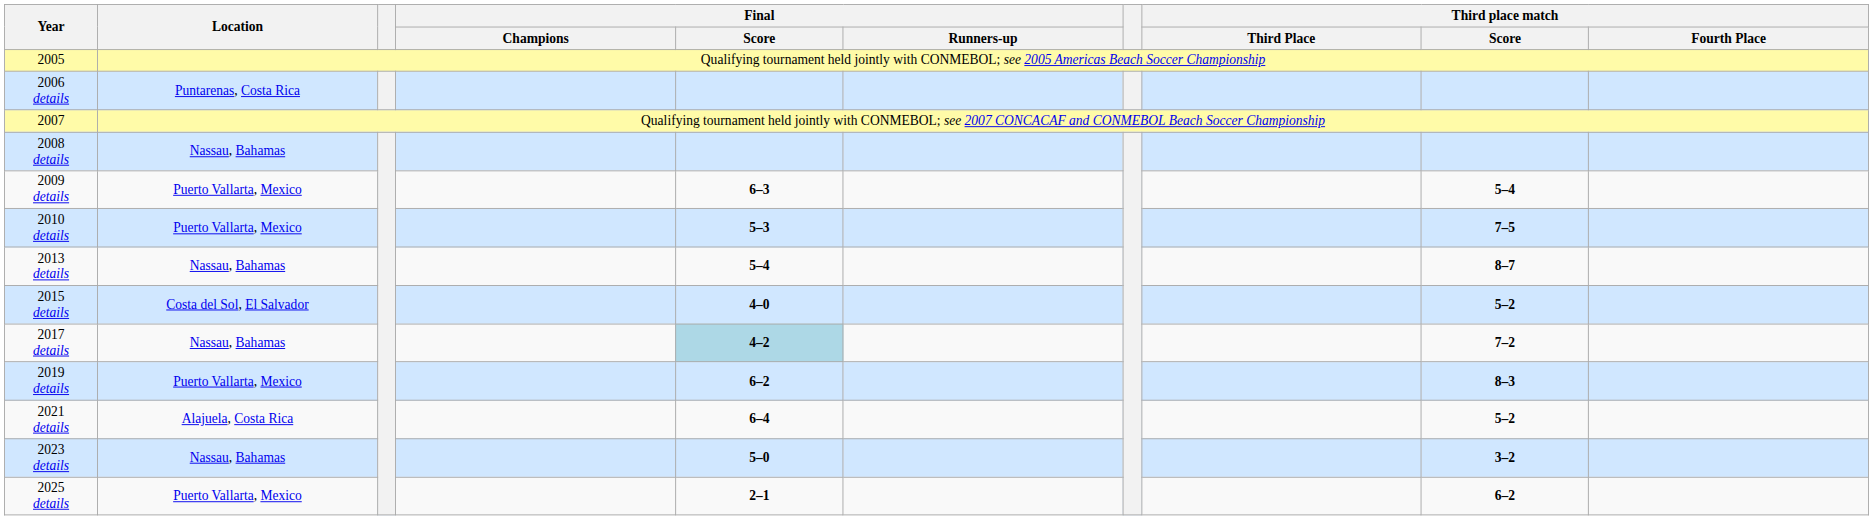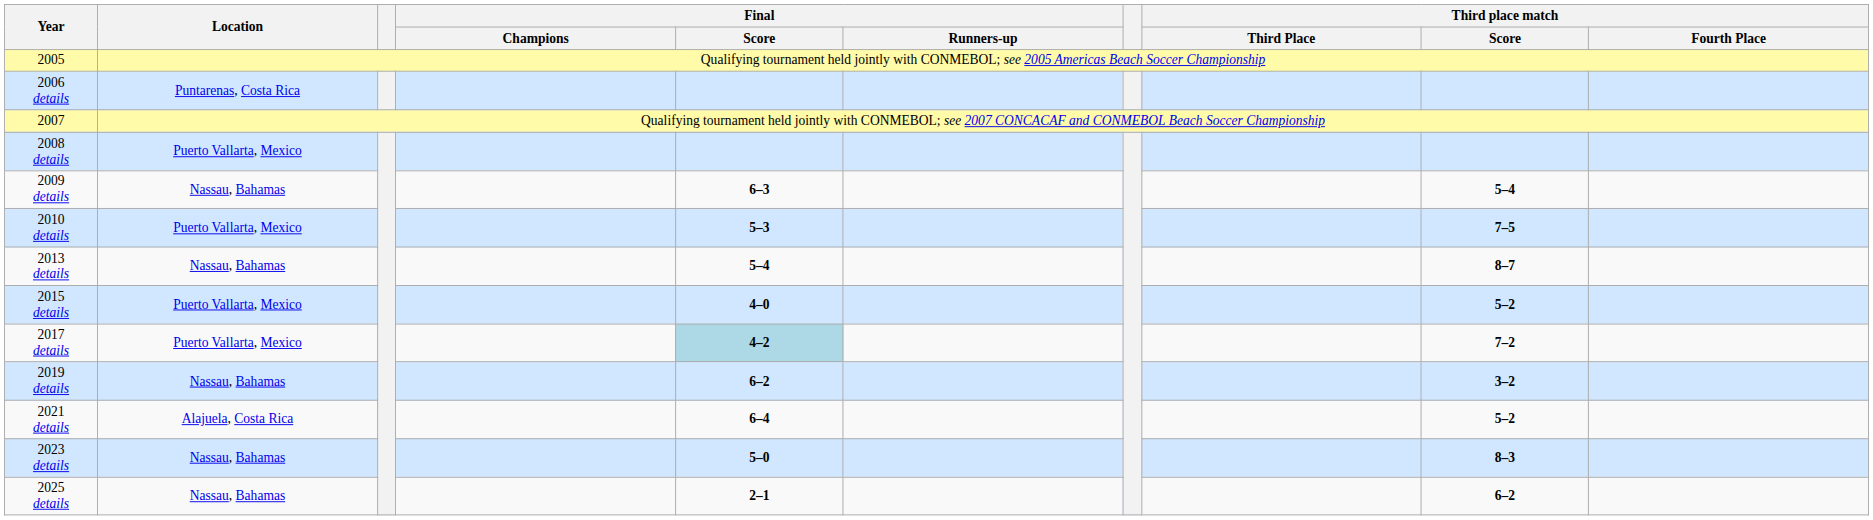(237, 151) Nassau, Bahamas -> (237, 151) Puerto Vallarta, Mexico
(237, 189) Puerto Vallarta, Mexico -> (237, 189) Nassau, Bahamas
(237, 304) Costa del Sol, El Salvador -> (237, 304) Puerto Vallarta, Mexico
(237, 343) Nassau, Bahamas -> (237, 343) Puerto Vallarta, Mexico
(237, 381) Puerto Vallarta, Mexico -> (237, 381) Nassau, Bahamas
(1505, 381) 8–3 -> (1505, 381) 3–2
(1505, 458) 3–2 -> (1505, 458) 8–3
(237, 496) Puerto Vallarta, Mexico -> (237, 496) Nassau, Bahamas
